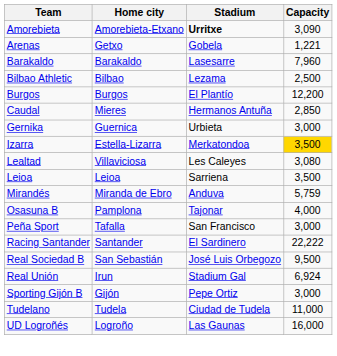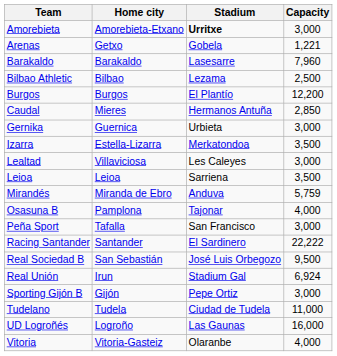(308, 29) 3,090 -> (308, 29) 3,000
(308, 144) gold background -> (308, 144) no background
(308, 161) 3,080 -> (308, 161) 3,000
+ row: (21, 342)
